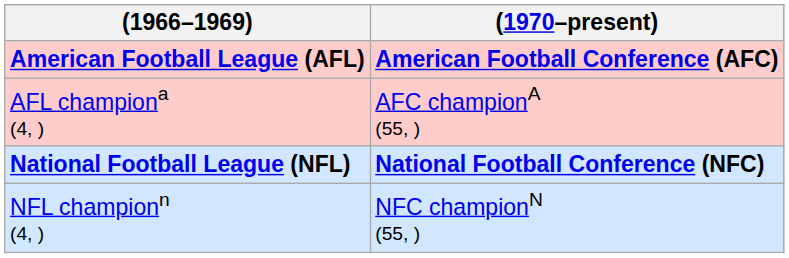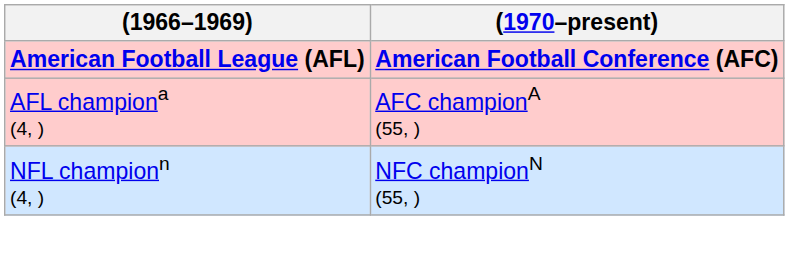- row: (180, 164)
